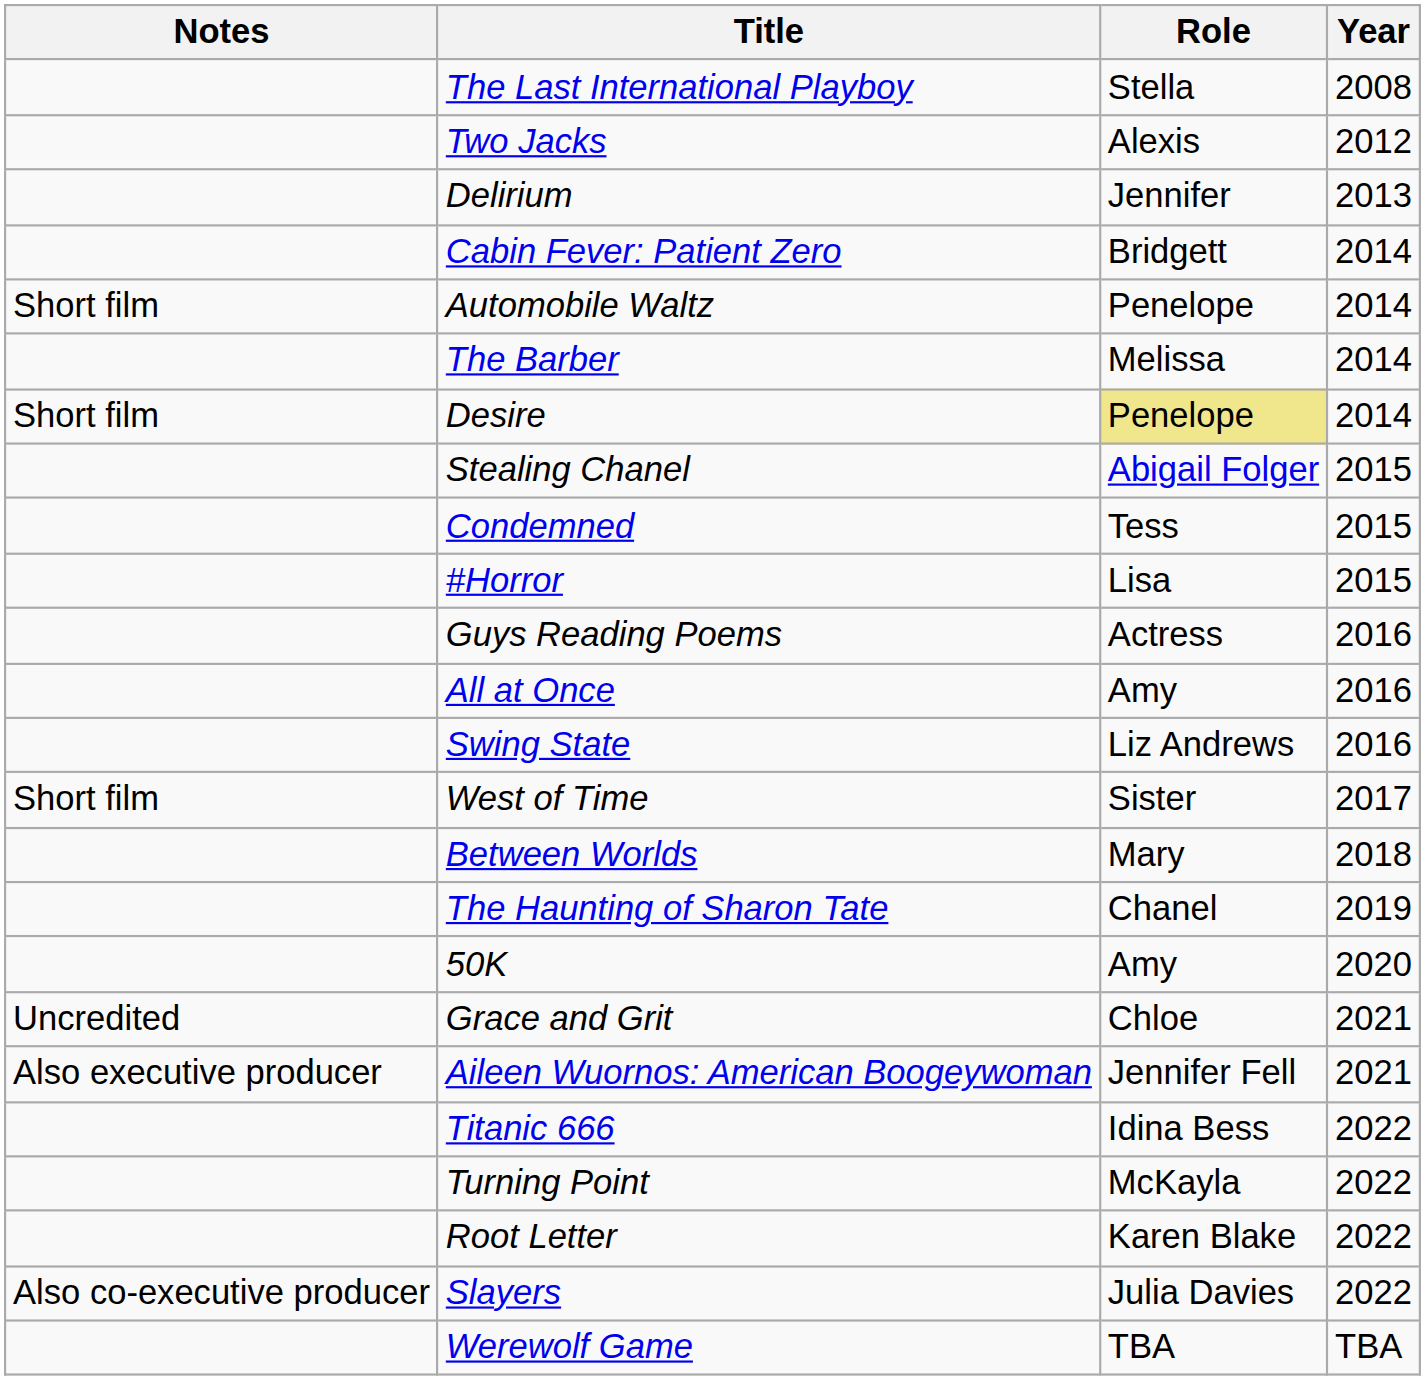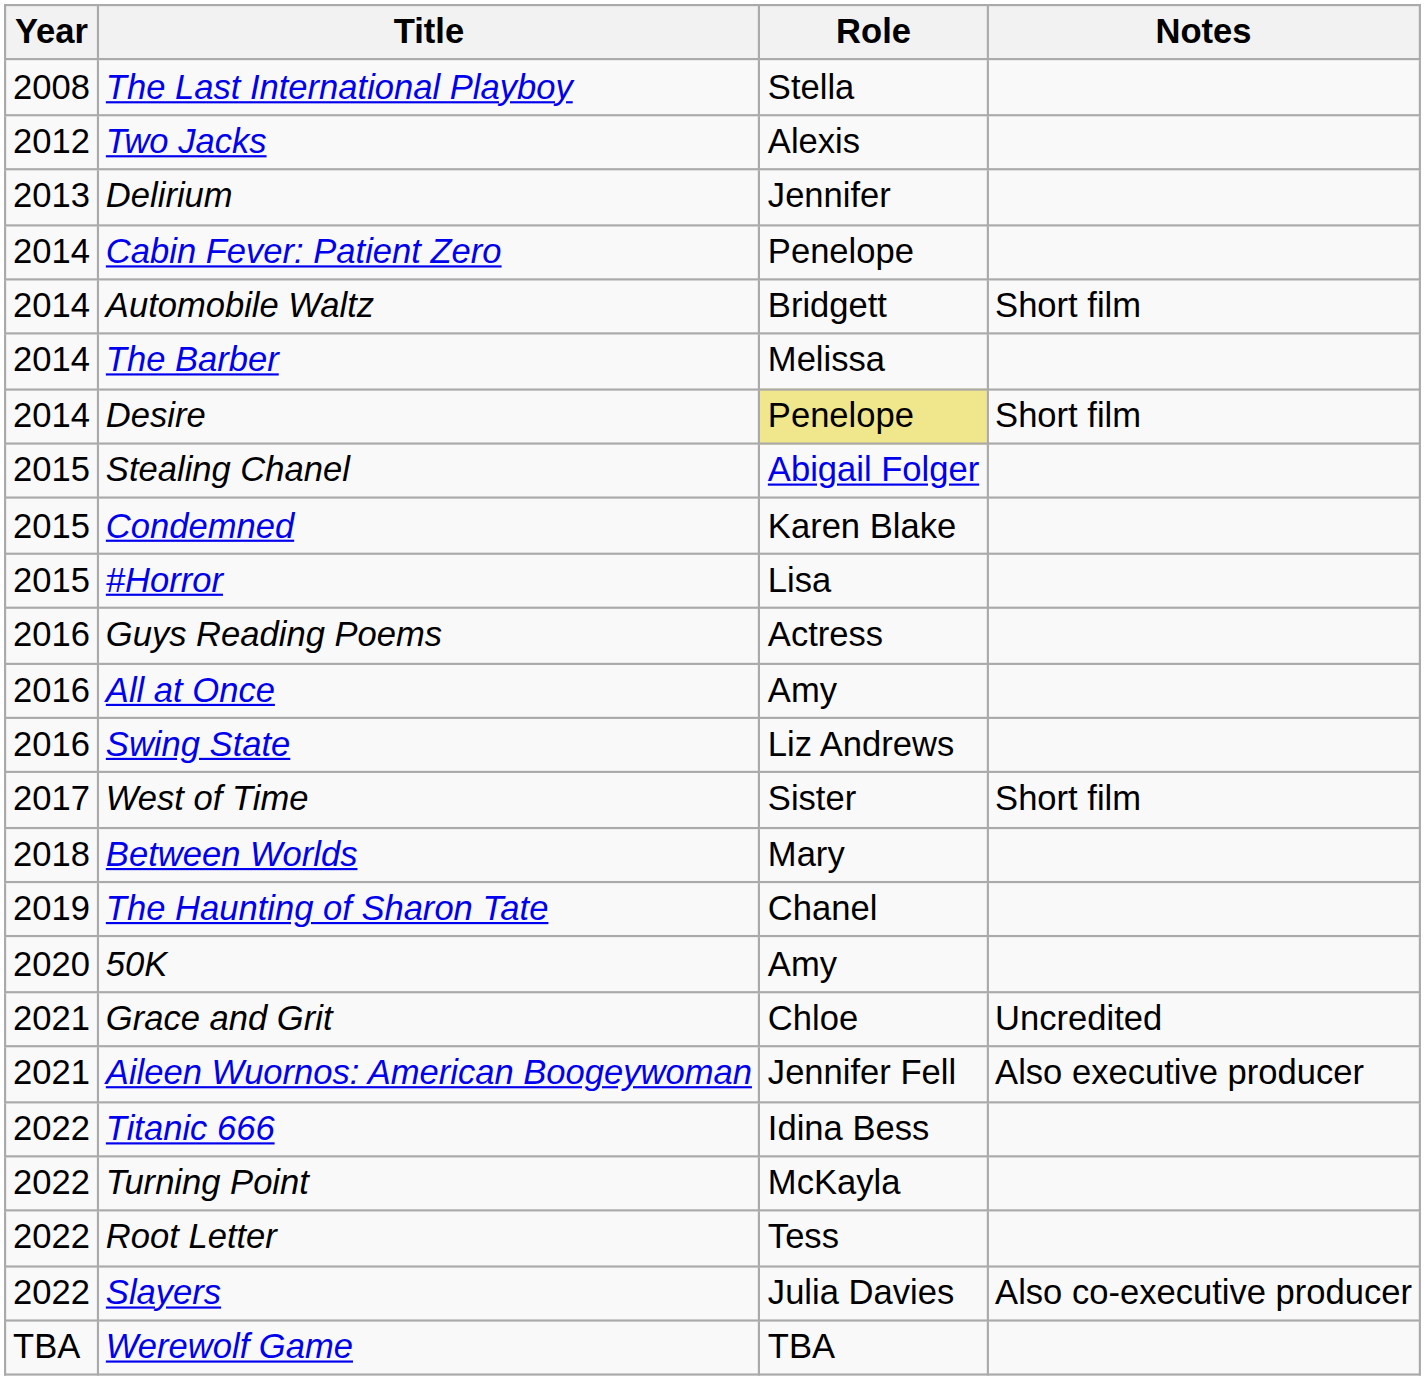columns swapped: (1374, 31) <-> (221, 31)
(1167, 251) Bridgett -> (841, 251) Penelope
(1181, 305) Penelope -> (827, 305) Bridgett
(1143, 525) Tess -> (862, 525) Karen Blake
(1202, 1237) Karen Blake -> (803, 1237) Tess
